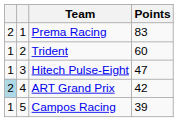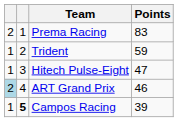(141, 51) 60 -> (141, 51) 59
(141, 88) 42 -> (141, 88) 46
(23, 107) normal -> (23, 107) bold
